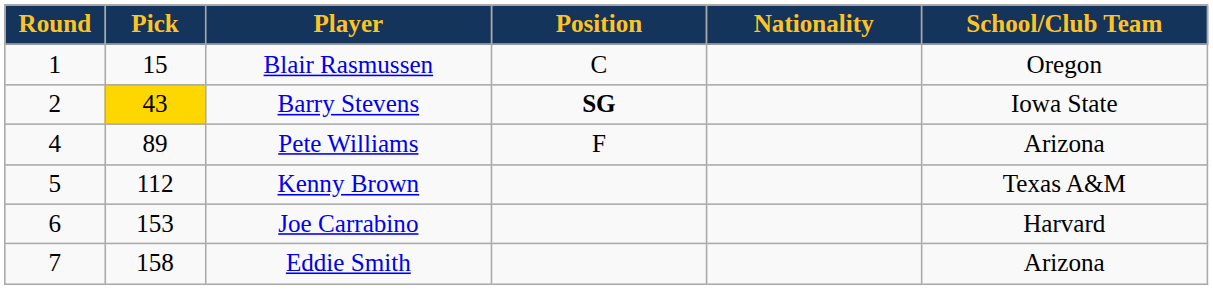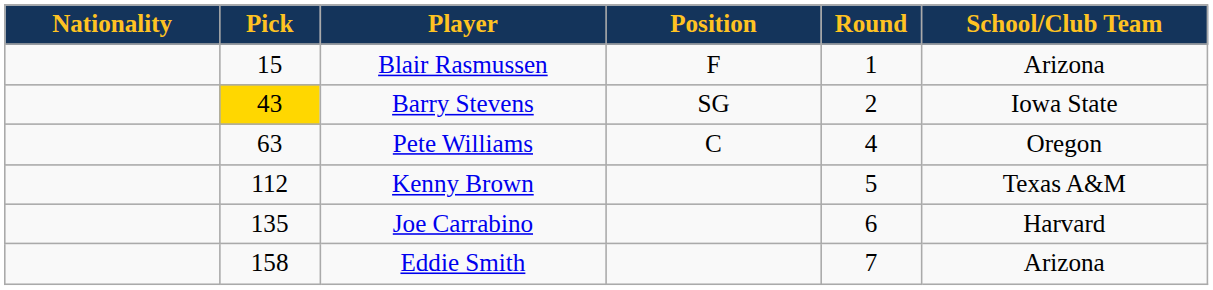columns swapped: (55, 24) <-> (814, 24)
(599, 64) C -> (713, 64) F
(1064, 64) Oregon -> (1064, 64) Arizona
(599, 104) bold -> (713, 104) normal
(155, 143) 89 -> (270, 143) 63
(599, 143) F -> (713, 143) C
(1064, 143) Arizona -> (1064, 143) Oregon
(155, 223) 153 -> (270, 223) 135
